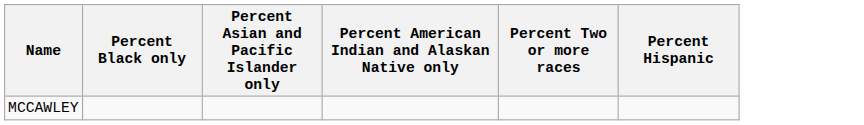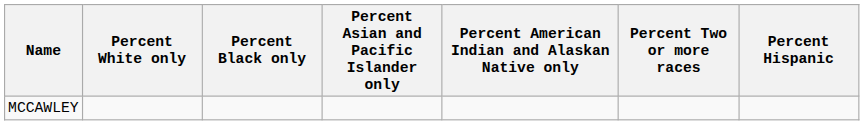+ column: (142, 50)
